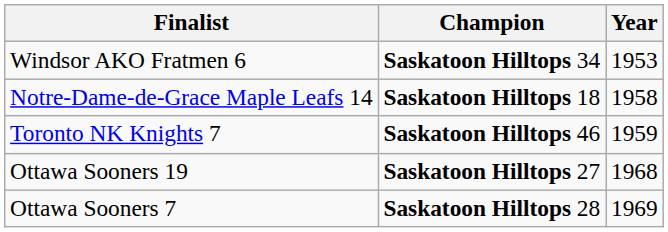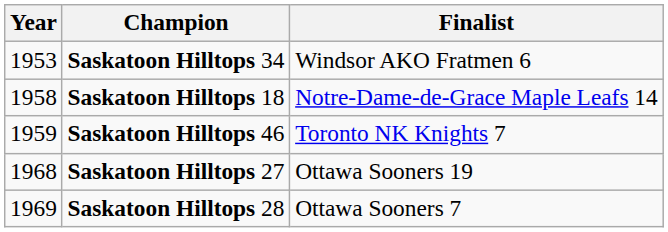columns swapped: (634, 23) <-> (191, 23)
